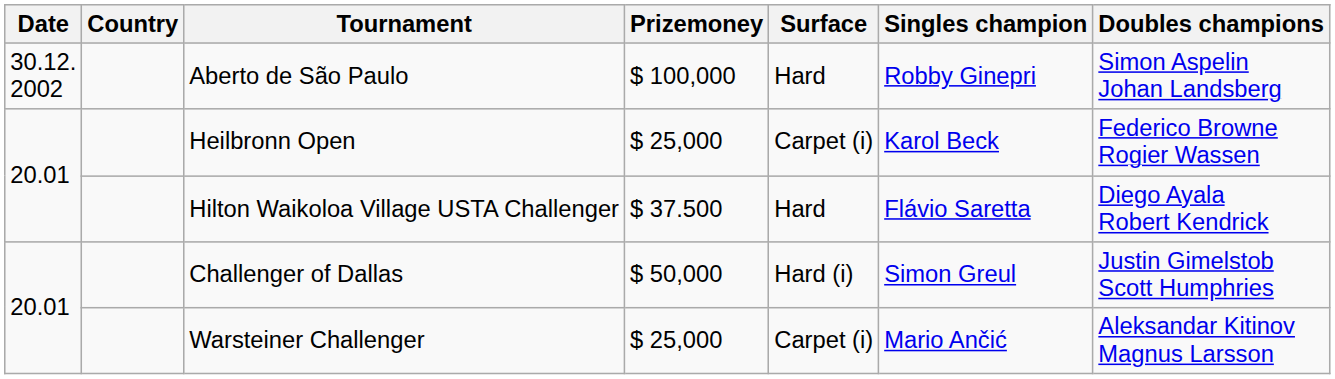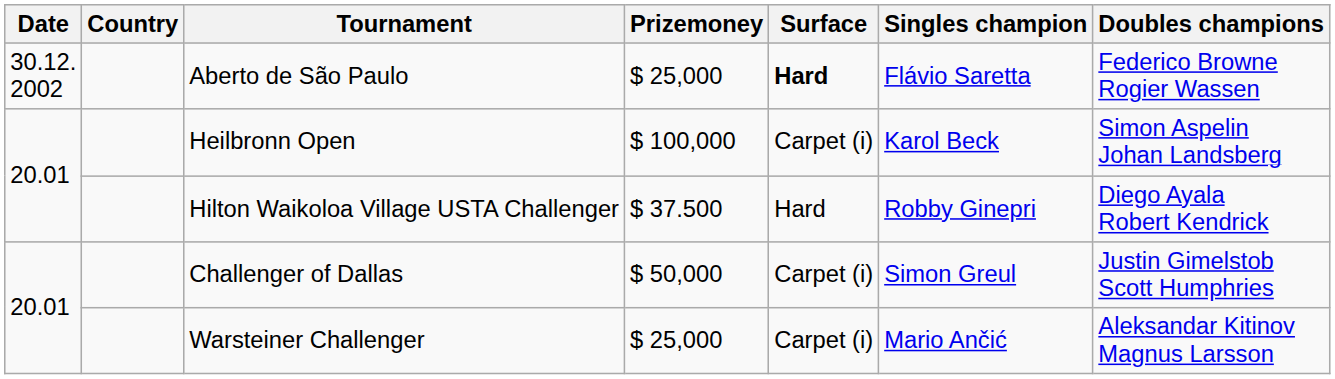(683, 75) $ 100,000 -> (676, 75) $ 25,000
(800, 75) normal -> (801, 75) bold
(960, 75) Robby Ginepri -> (957, 75) Flávio Saretta
(1190, 75) Simon Aspelin Johan Landsberg -> (1188, 75) Federico Browne Rogier Wassen
(676, 141) $ 25,000 -> (683, 141) $ 100,000
(1188, 141) Federico Browne Rogier Wassen -> (1190, 141) Simon Aspelin Johan Landsberg
(957, 207) Flávio Saretta -> (960, 207) Robby Ginepri
(814, 273) Hard (i) -> (824, 273) Carpet (i)
